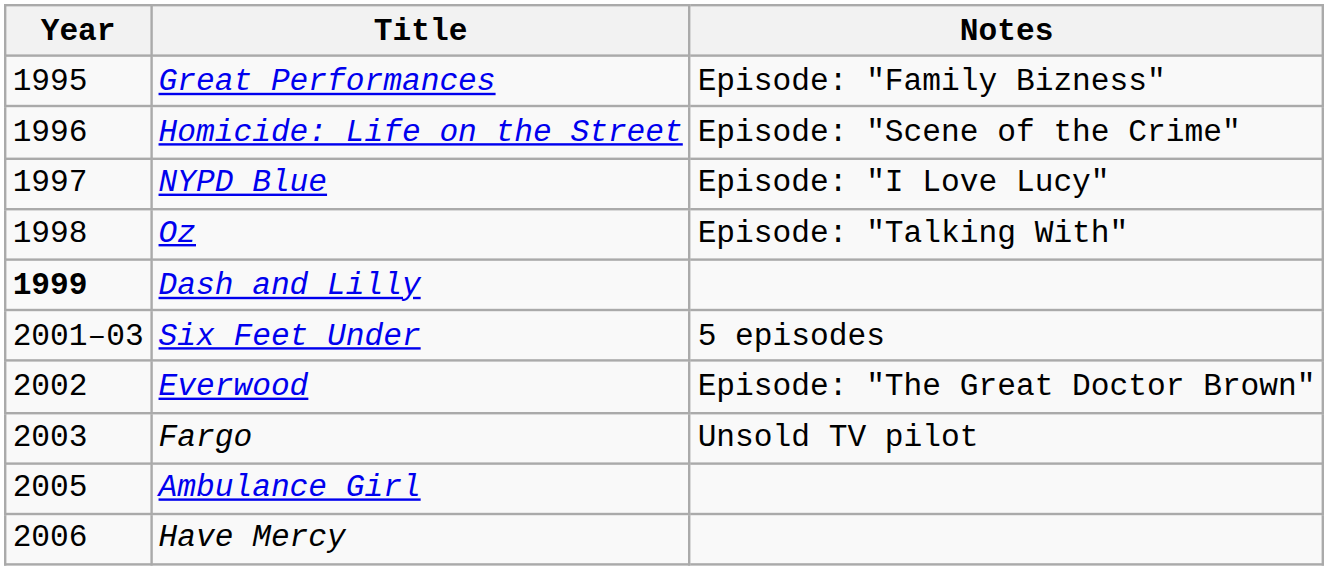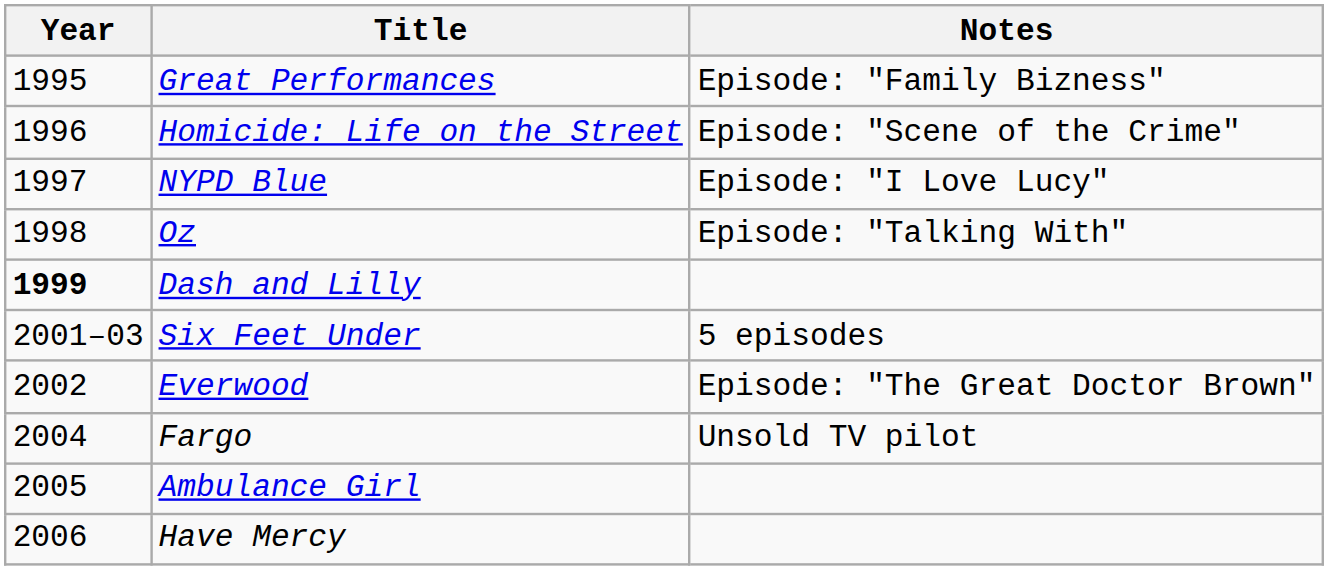(50, 437) 2003 -> (50, 437) 2004
